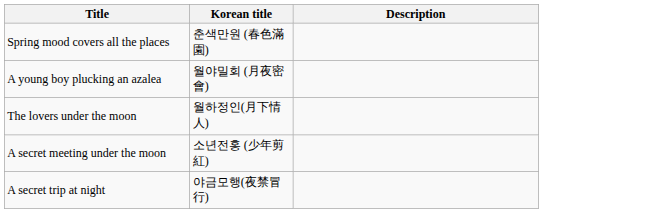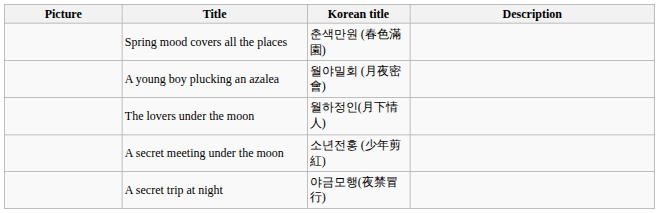+ column: (63, 14)
